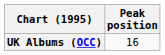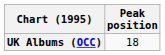(132, 42) 16 -> (132, 42) 18
